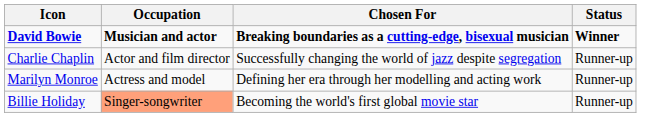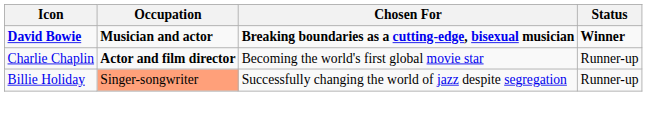(167, 58) normal -> (168, 58) bold
(399, 58) Successfully changing the world of jazz despite segregation -> (363, 58) Becoming the world's first global movie star
- row: (53, 79)
(357, 101) Becoming the world's first global movie star -> (404, 79) Successfully changing the world of jazz despite segregation
